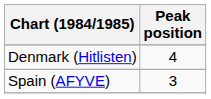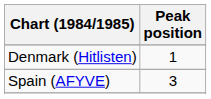(173, 57) 4 -> (173, 57) 1
